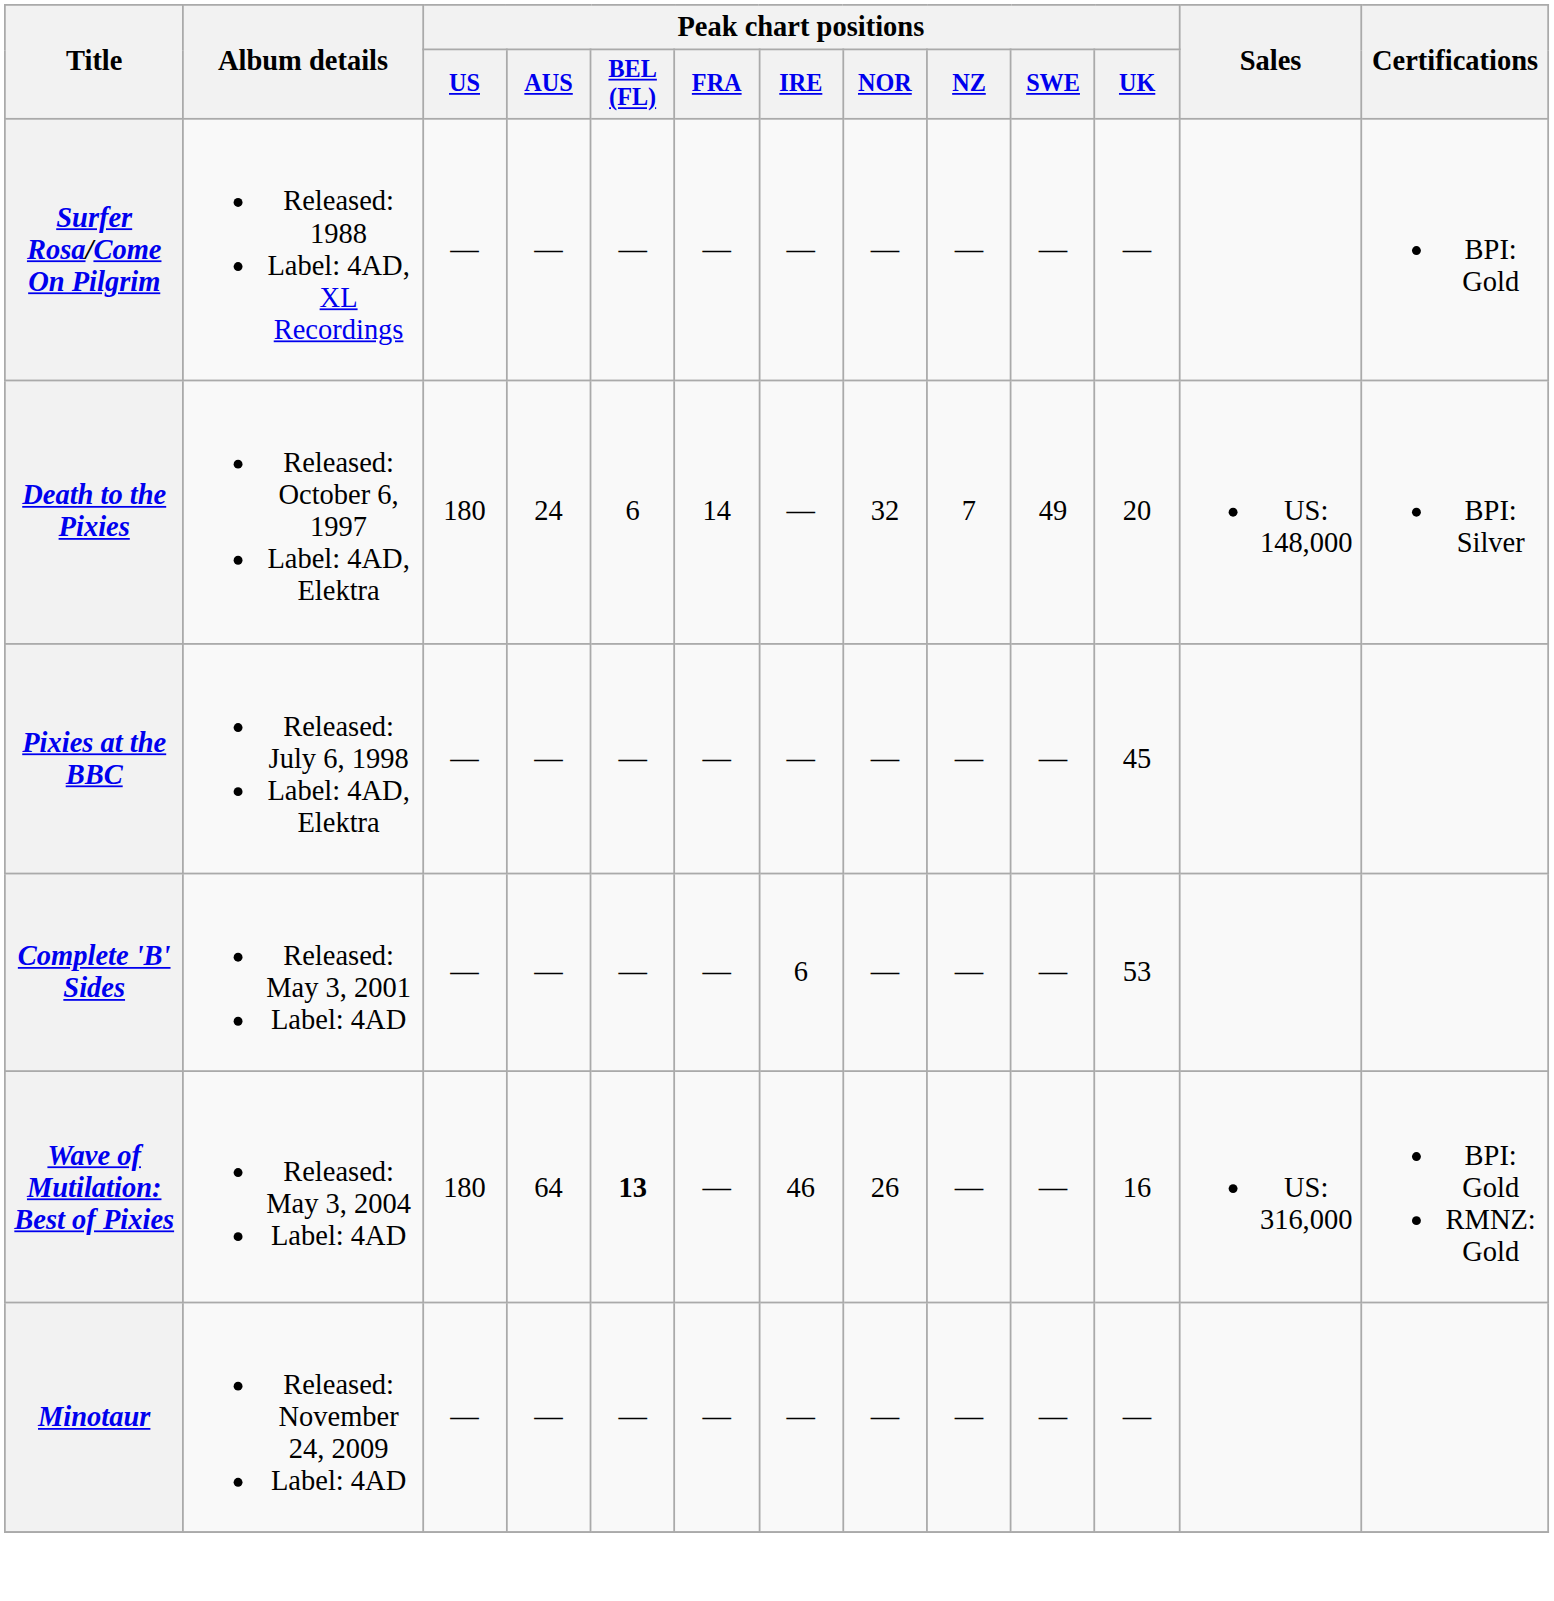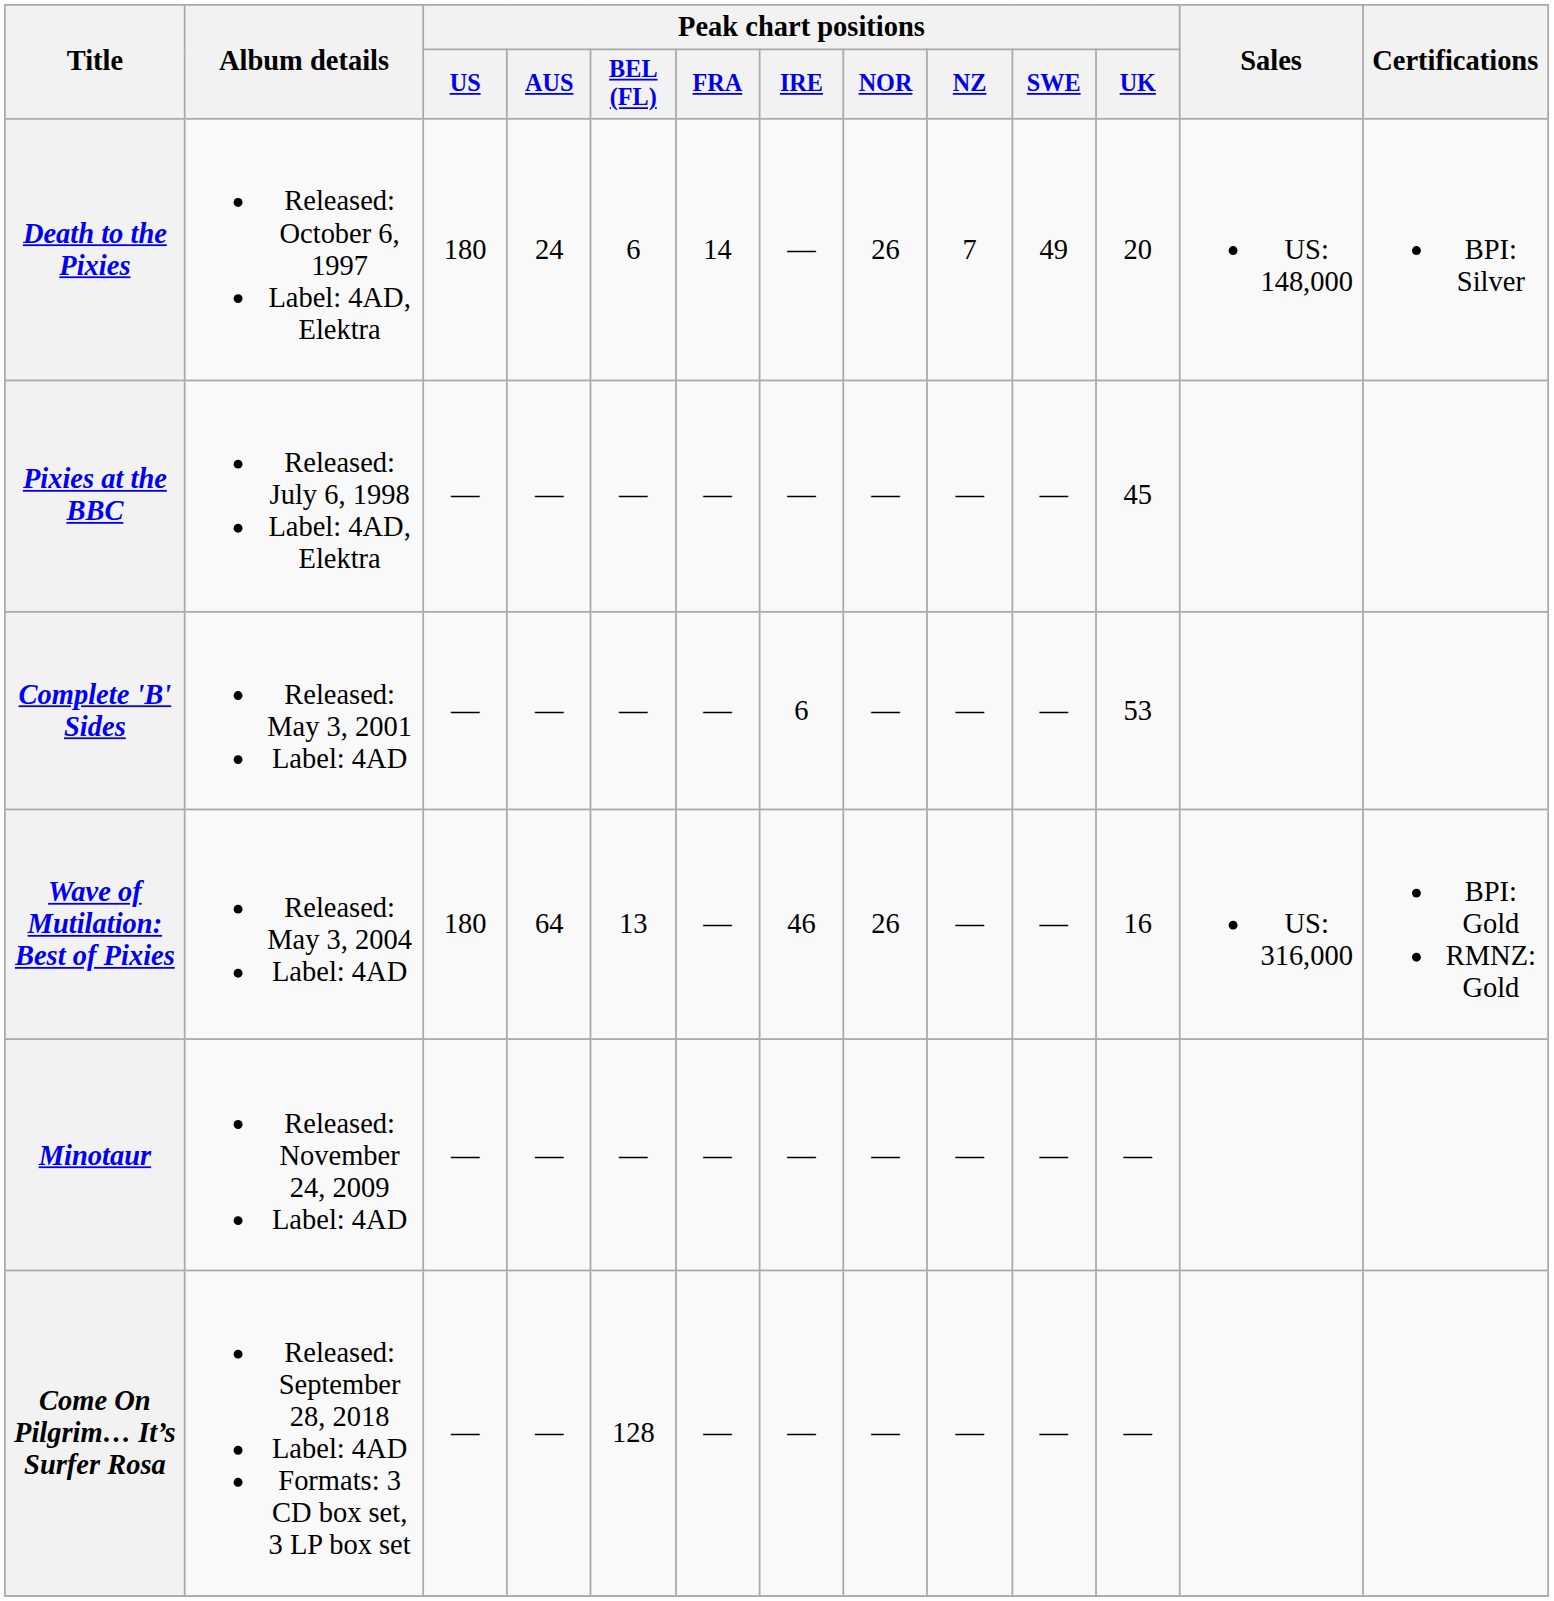- row: (94, 249)
(885, 511) 32 -> (886, 249) 26
(633, 1186) bold -> (633, 924) normal
+ row: (95, 1432)
